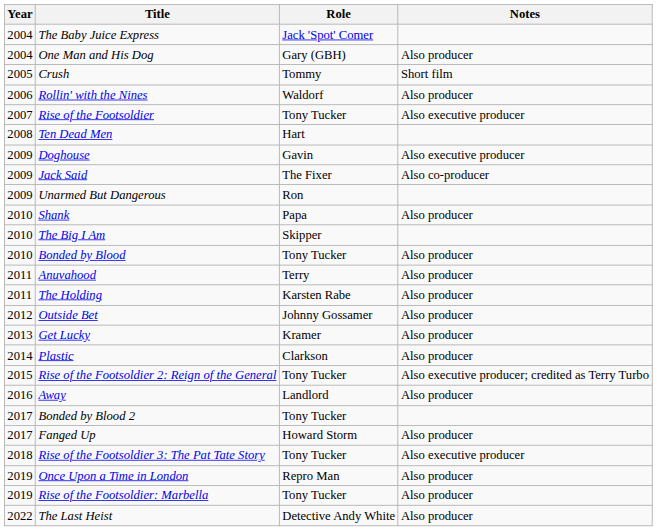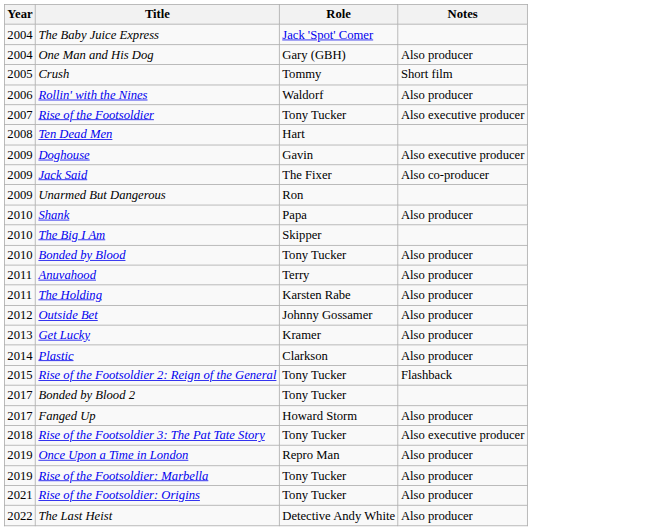(525, 375) Also executive producer; credited as Terry Turbo -> (427, 375) Flashback
- row: (52, 395)
+ row: (119, 495)
